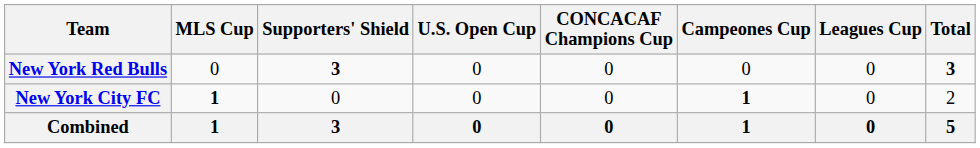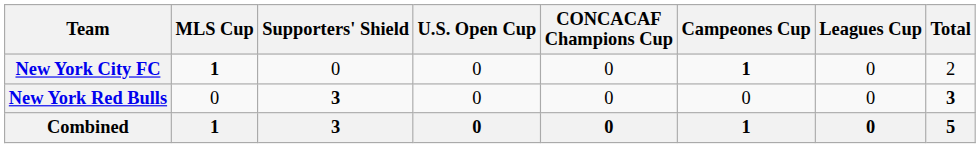rows swapped: (88, 68) <-> (88, 98)
